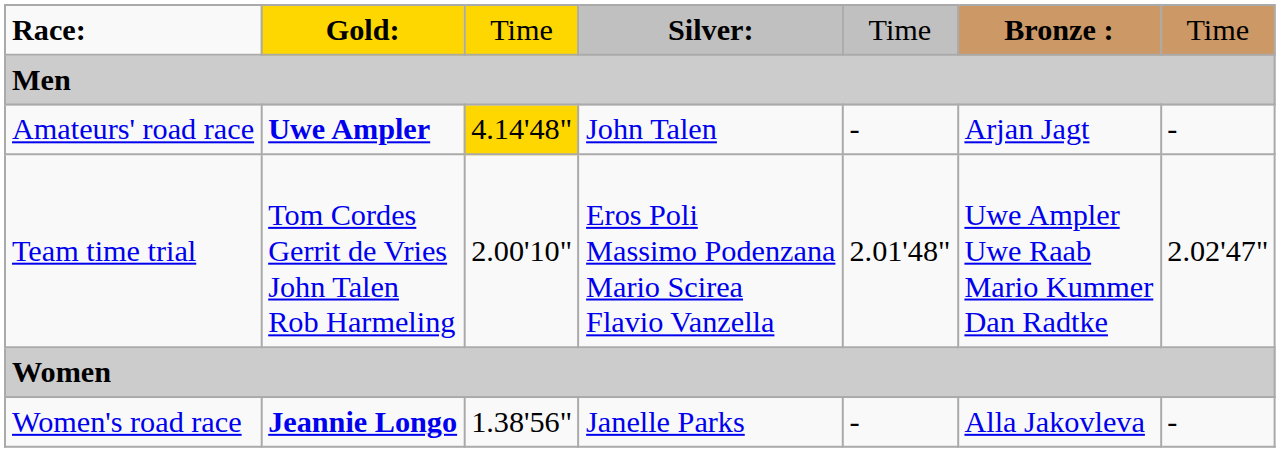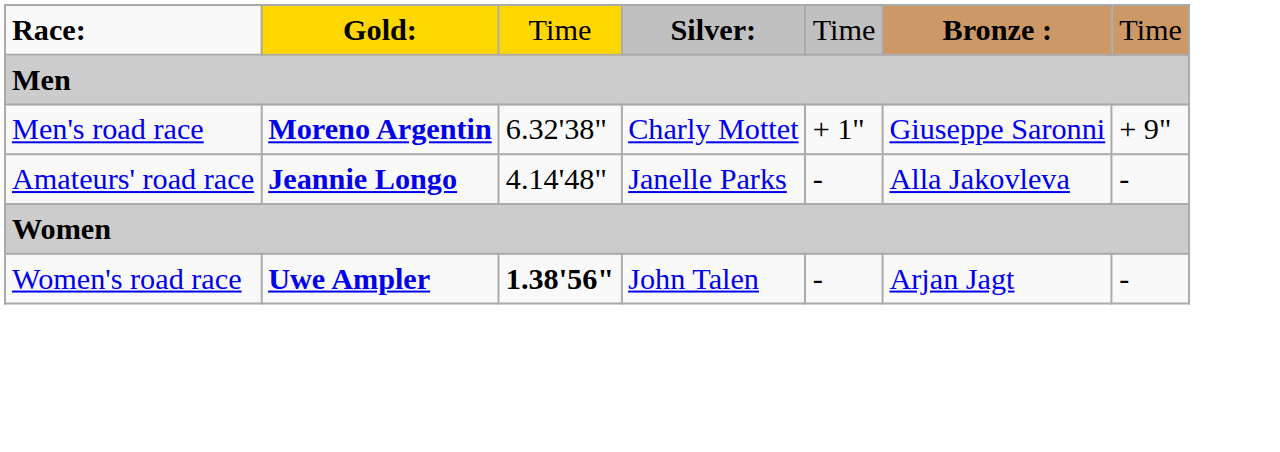+ row: (108, 129)
(349, 129) Uwe Ampler -> (363, 179) Jeannie Longo
(522, 129) gold background -> (556, 179) no background
(652, 129) John Talen -> (707, 179) Janelle Parks
(1027, 129) Arjan Jagt -> (980, 179) Alla Jakovleva
- row: (104, 250)
(363, 422) Jeannie Longo -> (349, 278) Uwe Ampler
(522, 422) normal -> (560, 278) bold
(665, 422) Janelle Parks -> (694, 278) John Talen
(1055, 422) Alla Jakovleva -> (952, 278) Arjan Jagt
